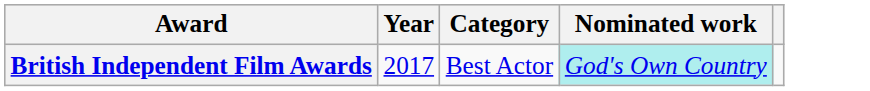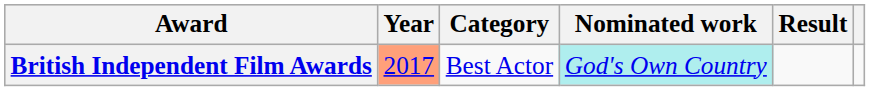+ column: (813, 24)
(409, 64) no background -> (409, 64) lightsalmon background
